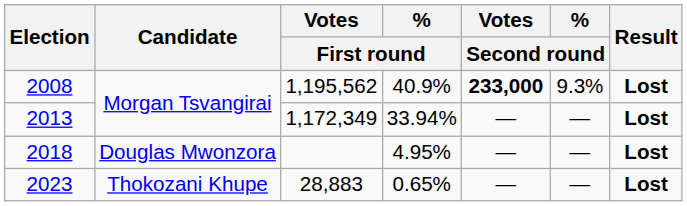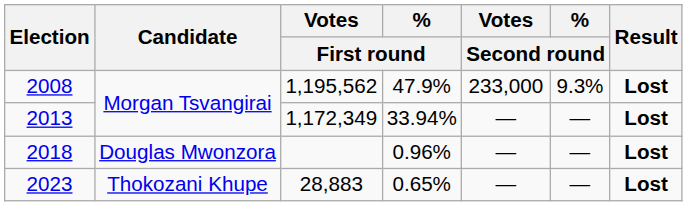(422, 86) 40.9% -> (422, 86) 47.9%
(506, 86) bold -> (506, 86) normal
(422, 151) 4.95% -> (422, 151) 0.96%
